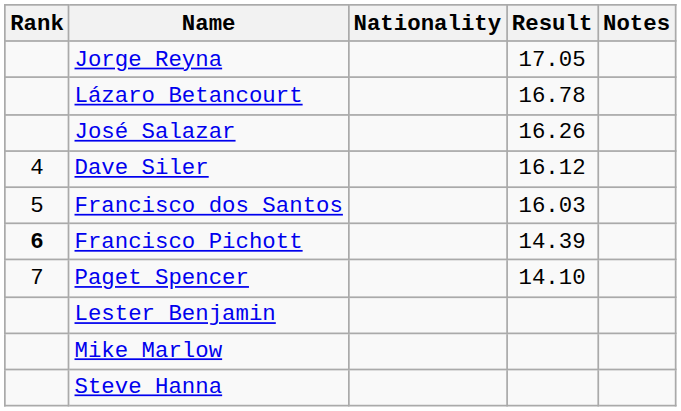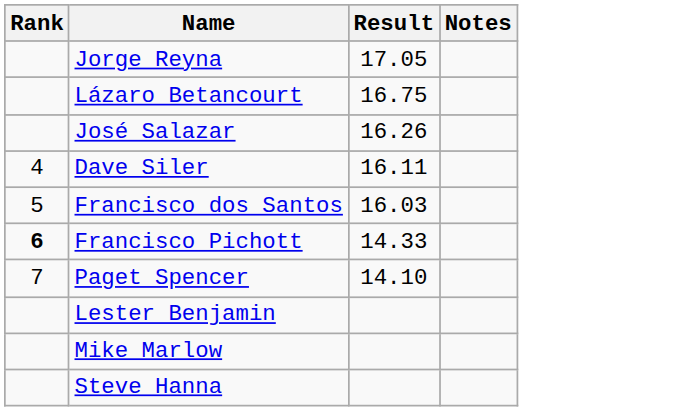- column: (427, 23)
(552, 96) 16.78 -> (394, 96) 16.75
(552, 169) 16.12 -> (394, 169) 16.11
(552, 242) 14.39 -> (394, 242) 14.33
